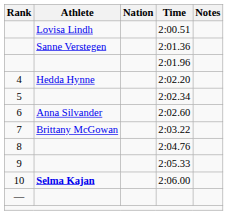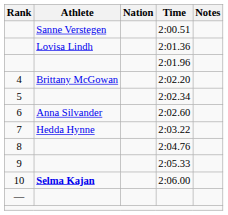(65, 29) Lovisa Lindh -> (71, 29) Sanne Verstegen
(71, 46) Sanne Verstegen -> (65, 46) Lovisa Lindh
(65, 79) Hedda Hynne -> (77, 79) Brittany McGowan
(77, 130) Brittany McGowan -> (65, 130) Hedda Hynne
